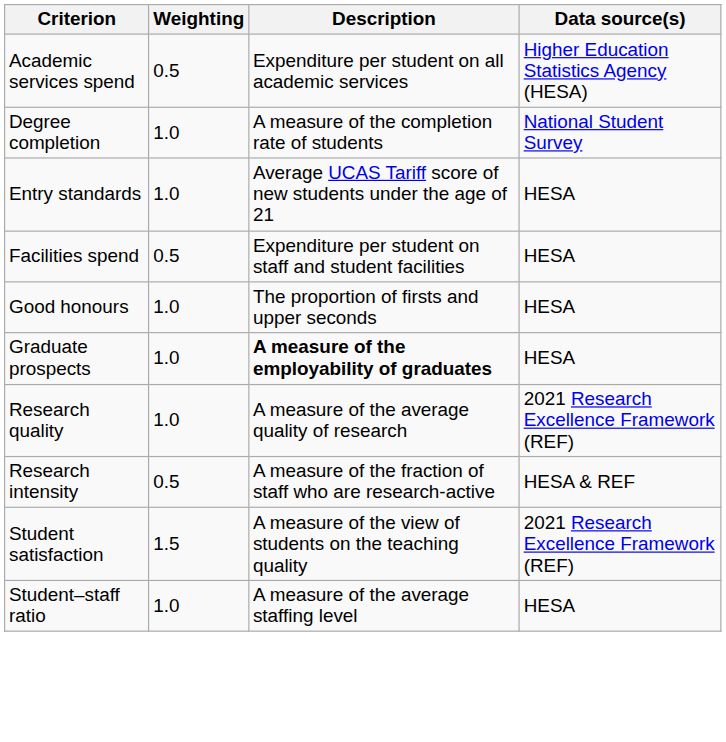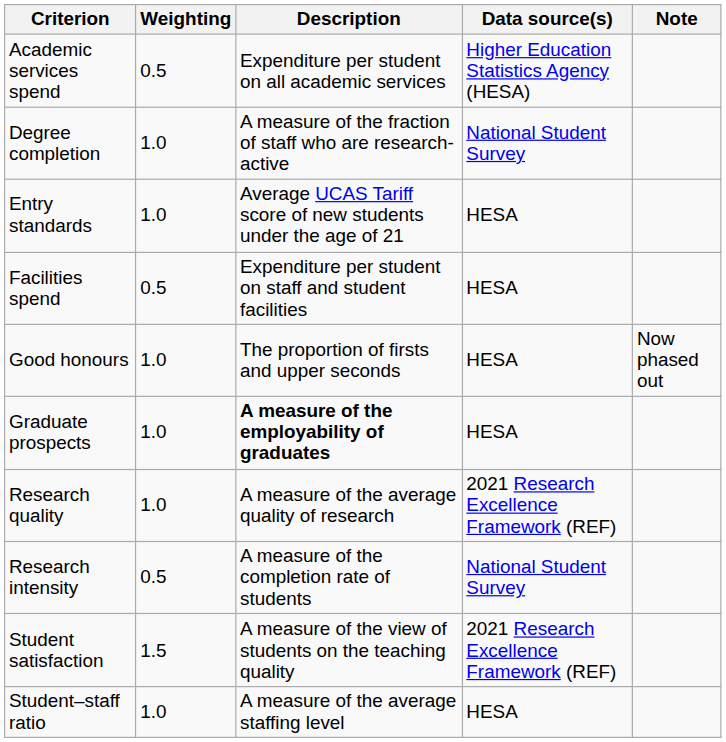+ column: (677, 19)
(373, 132) A measure of the completion rate of students -> (347, 143) A measure of the fraction of staff who are research-active
(374, 482) A measure of the fraction of staff who are research-active -> (315, 577) A measure of the completion rate of students
(579, 482) HESA & REF -> (536, 577) National Student Survey
